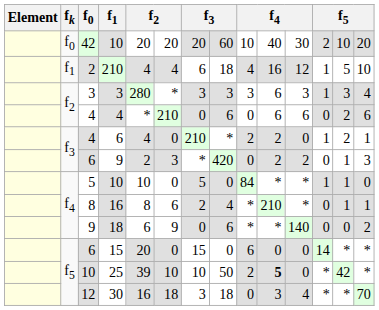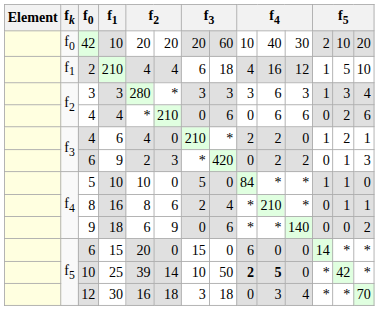(171, 272) 10 -> (171, 272) 14
(250, 272) normal -> (250, 272) bold
